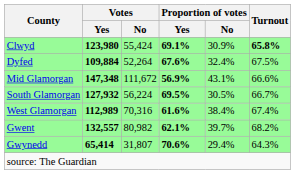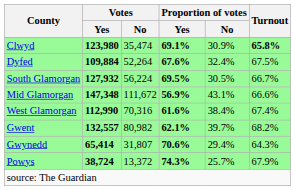(138, 45) 55,424 -> (138, 45) 35,474
rows swapped: (40, 78) <-> (43, 95)
(102, 111) 112,989 -> (102, 111) 112,990
+ row: (21, 161)
